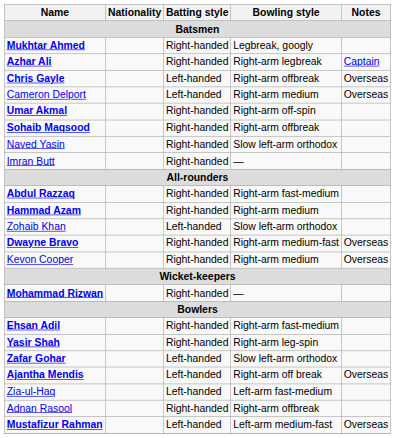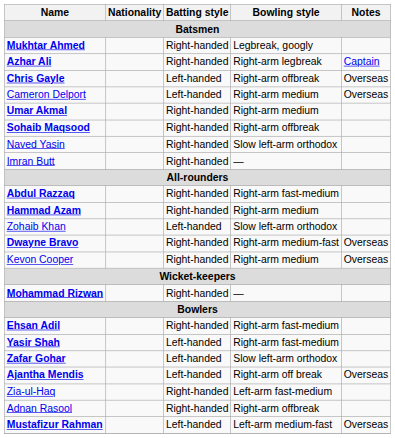(274, 111) Right-arm off-spin -> (276, 111) Right-arm medium
(197, 342) Right-handed -> (194, 342) Left-handed
(276, 342) Right-arm leg-spin -> (286, 342) Right-arm fast-medium
(194, 392) Left-handed -> (197, 392) Right-handed
